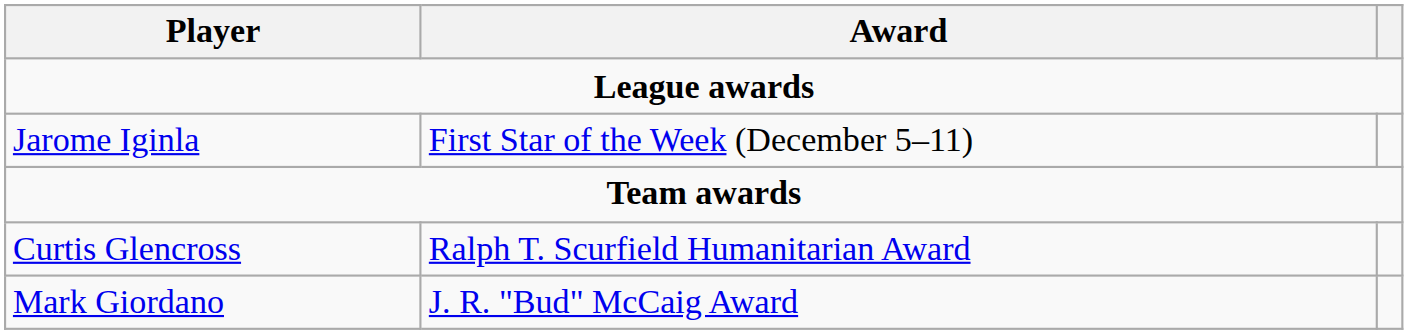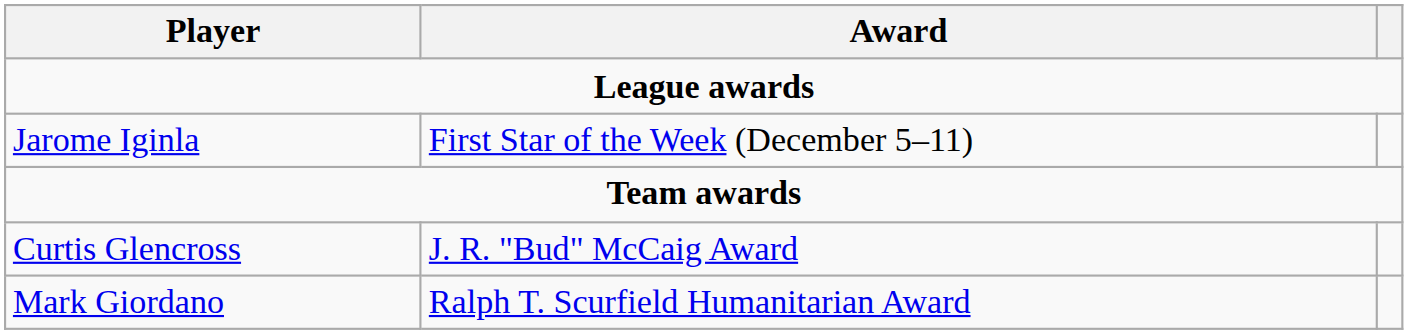(700, 247) Ralph T. Scurfield Humanitarian Award -> (613, 247) J. R. "Bud" McCaig Award
(613, 301) J. R. "Bud" McCaig Award -> (700, 301) Ralph T. Scurfield Humanitarian Award
